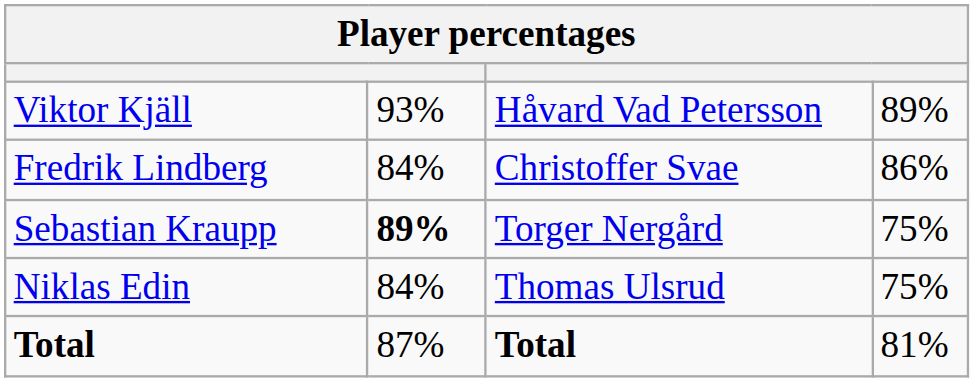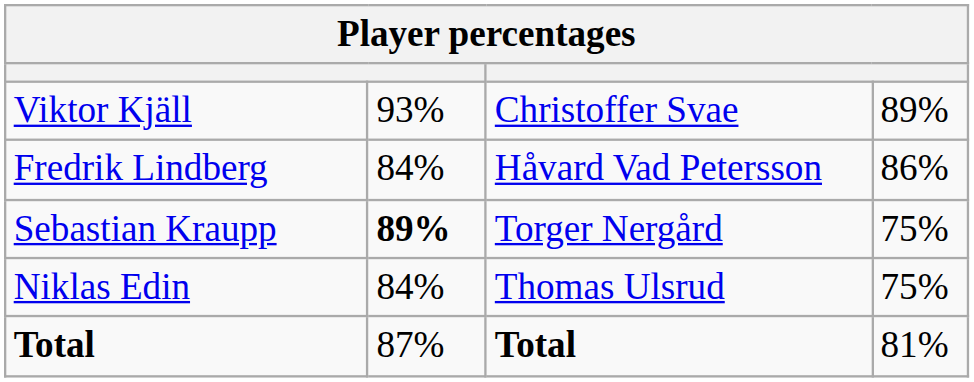(658, 109) Håvard Vad Petersson -> (617, 109) Christoffer Svae
(617, 168) Christoffer Svae -> (658, 168) Håvard Vad Petersson
